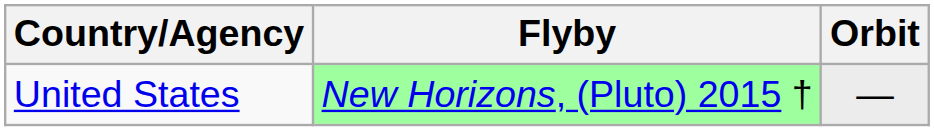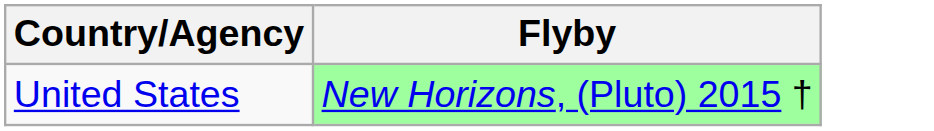- column: (875, 34)
